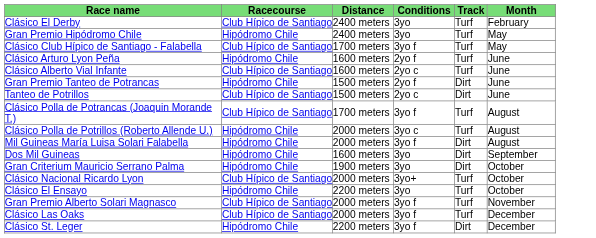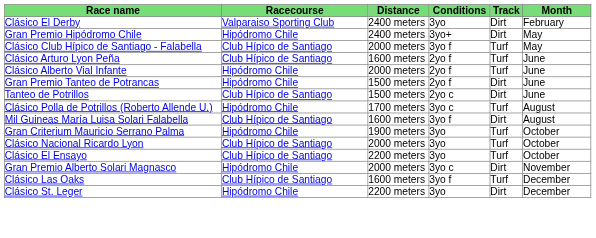(277, 22) Club Hípico de Santiago -> (278, 22) Valparaiso Sporting Club
(464, 22) Turf -> (498, 22) Dirt
(402, 35) 3yo -> (441, 35) 3yo+
(464, 35) Turf -> (498, 35) Dirt
(361, 47) 1700 meters -> (397, 47) 2000 meters
(260, 59) Hipódromo Chile -> (277, 59) Club Hípico de Santiago
(277, 71) Club Hípico de Santiago -> (260, 71) Hipódromo Chile
(361, 71) 1600 meters -> (397, 71) 2000 meters
(406, 71) 2yo c -> (440, 71) 2yo f
- row: (108, 113)
(361, 130) 2000 meters -> (397, 107) 1700 meters
(260, 142) Hipódromo Chile -> (277, 119) Club Hípico de Santiago
(361, 142) 2000 meters -> (397, 119) 1600 meters
- row: (42, 155)
(463, 167) Dirt -> (499, 131) Turf
(405, 179) 3yo+ -> (438, 143) 3yo
(260, 191) Hipódromo Chile -> (277, 155) Club Hípico de Santiago
(277, 203) Club Hípico de Santiago -> (260, 167) Hipódromo Chile
(405, 203) 3yo f -> (442, 167) 3yo c
(464, 203) Turf -> (498, 167) Dirt
(361, 215) 2000 meters -> (397, 179) 1600 meters
(405, 227) 3yo f -> (438, 191) 3yo
